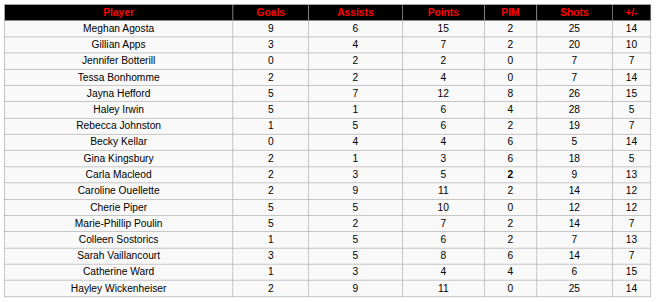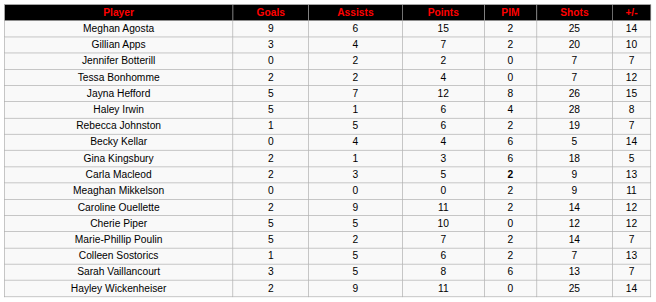(631, 77) 14 -> (631, 77) 12
(631, 110) 5 -> (631, 110) 8
+ row: (119, 191)
(574, 256) 14 -> (574, 272) 13
- row: (119, 272)
